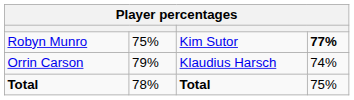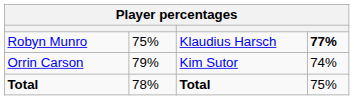(209, 42) Kim Sutor -> (228, 42) Klaudius Harsch
(228, 63) Klaudius Harsch -> (209, 63) Kim Sutor
